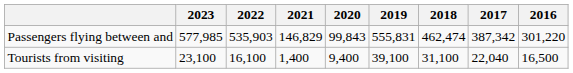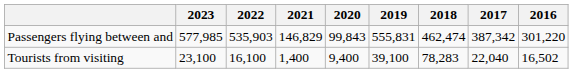(440, 57) 31,100 -> (440, 57) 78,283
(540, 57) 16,500 -> (540, 57) 16,502
